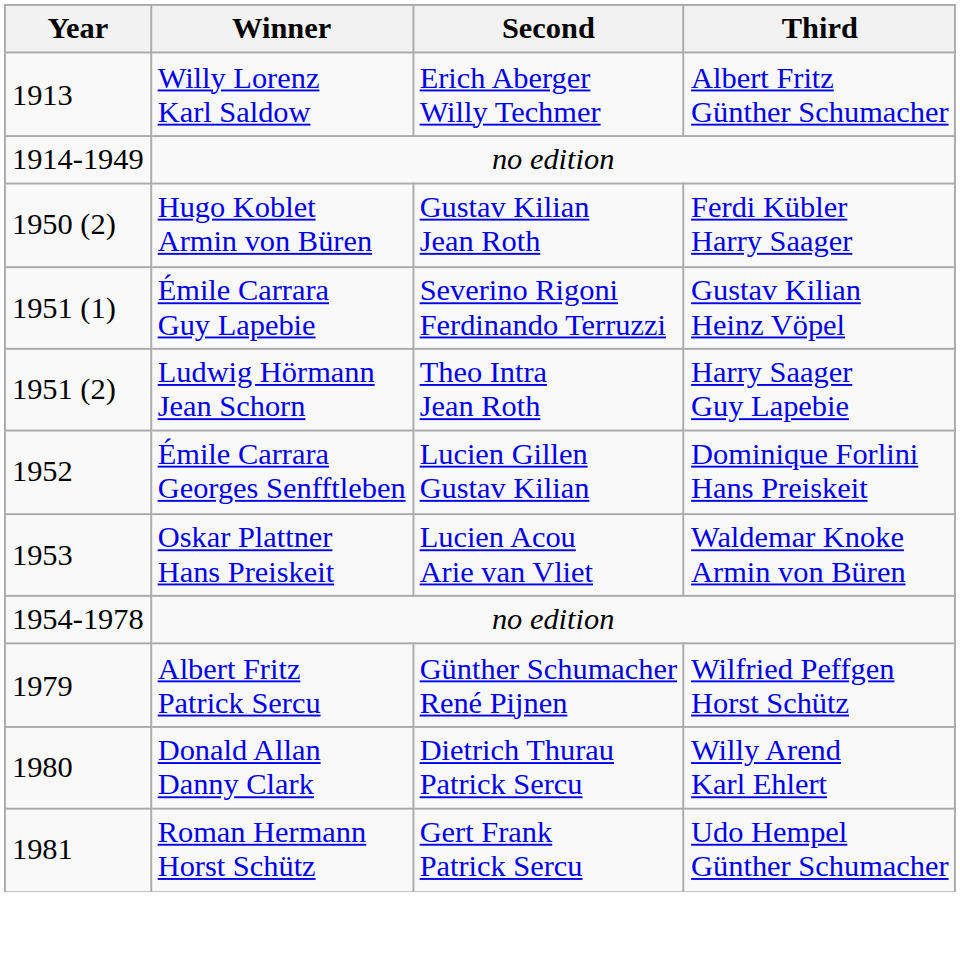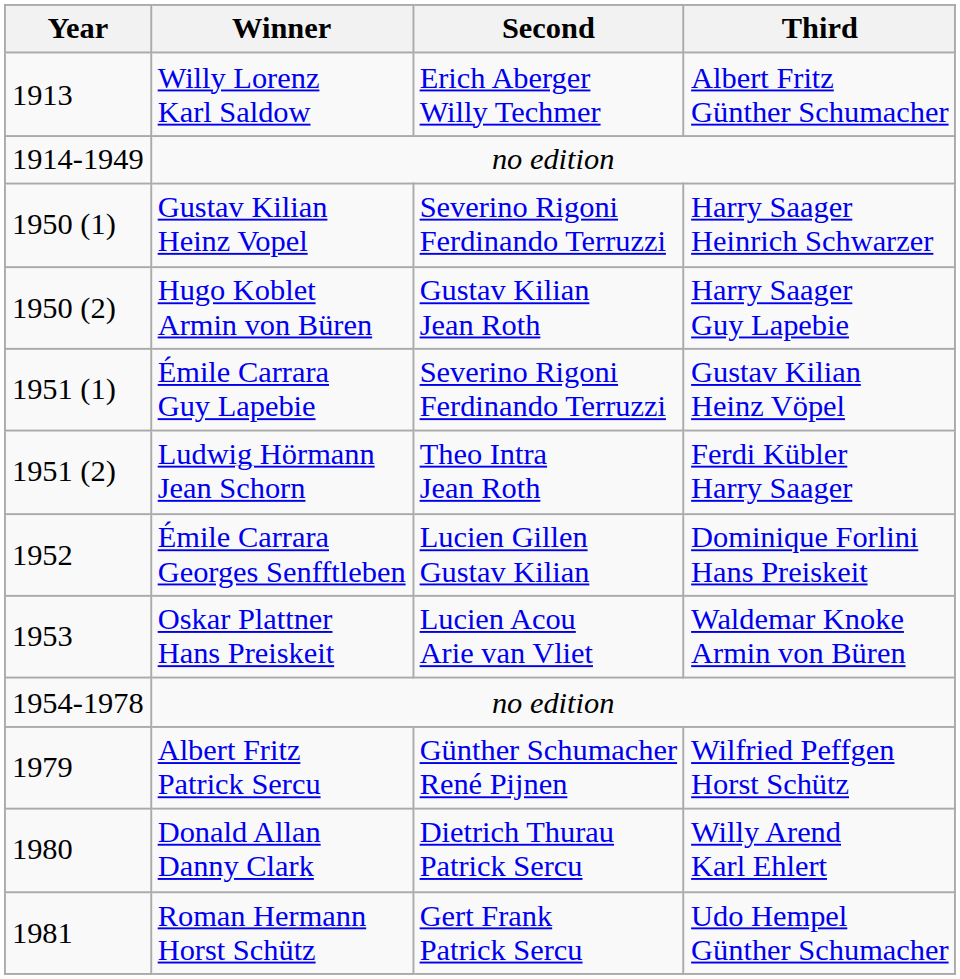+ row: (64, 224)
(772, 224) Ferdi Kübler Harry Saager -> (772, 306) Harry Saager Guy Lapebie
(772, 389) Harry Saager Guy Lapebie -> (772, 471) Ferdi Kübler Harry Saager
